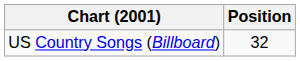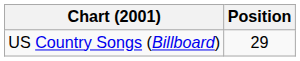(260, 42) 32 -> (260, 42) 29
